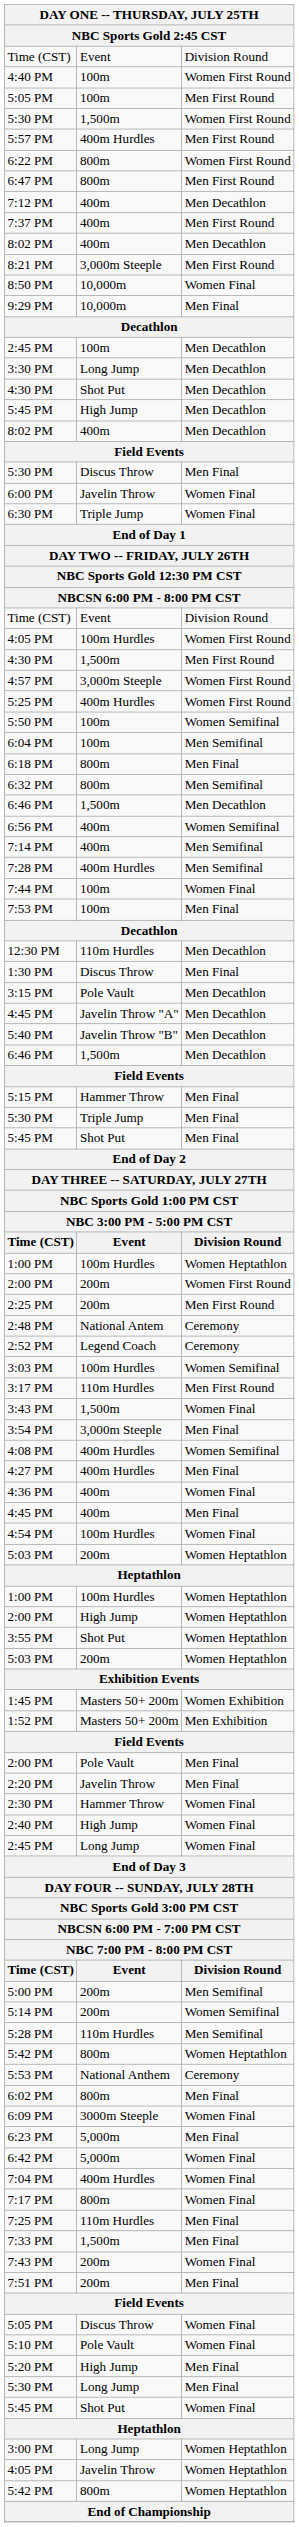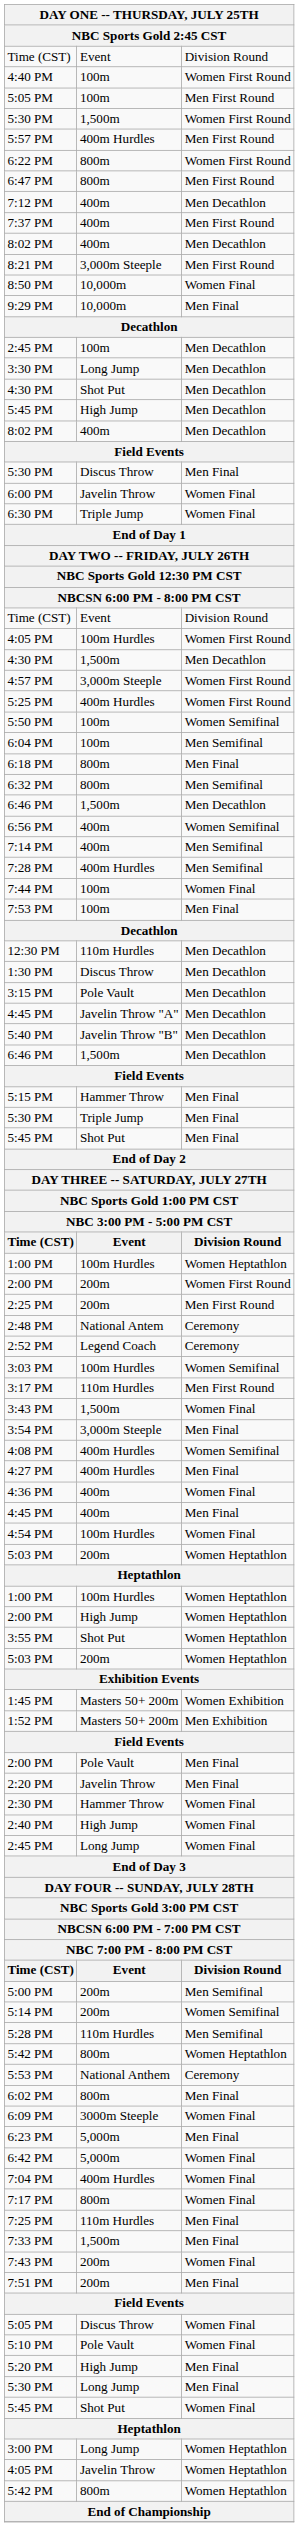(229, 659) Men First Round -> (225, 659) Men Decathlon
(212, 972) Men Final -> (225, 972) Men Decathlon
